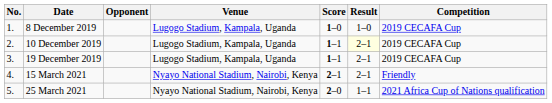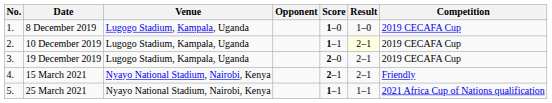columns swapped: (235, 12) <-> (127, 12)
(334, 59) 1–1 -> (334, 59) 2–0
(334, 91) 2–0 -> (334, 91) 1–1
